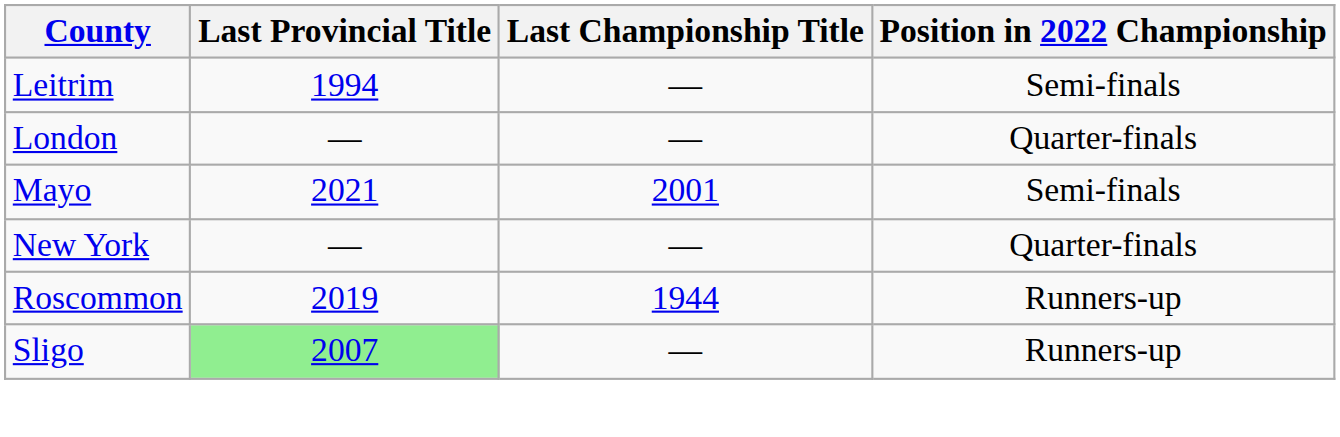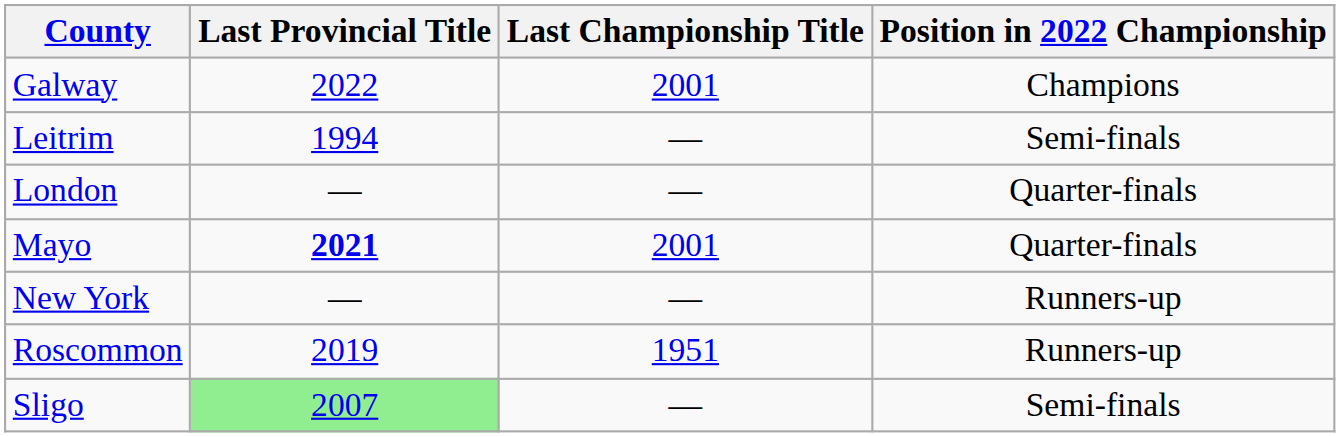+ row: (65, 84)
(345, 191) normal -> (345, 244) bold
(1103, 191) Semi-finals -> (1103, 244) Quarter-finals
(1103, 244) Quarter-finals -> (1103, 297) Runners-up
(685, 297) 1944 -> (685, 350) 1951
(1103, 350) Runners-up -> (1103, 404) Semi-finals
